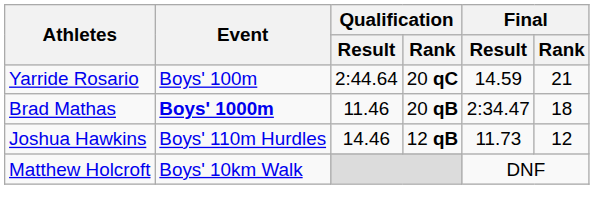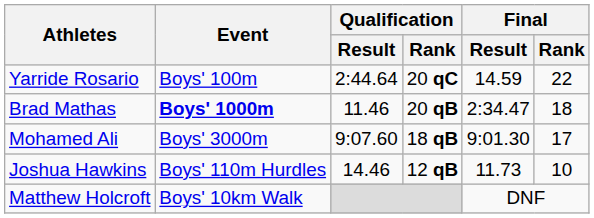(562, 80) 21 -> (562, 80) 22
+ row: (64, 139)
(562, 139) 12 -> (562, 169) 10
